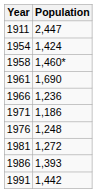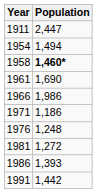(48, 46) 1,424 -> (48, 46) 1,494
(50, 63) normal -> (50, 63) bold
(48, 96) 1,236 -> (48, 96) 1,986
